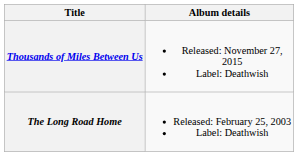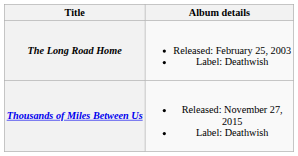rows swapped: (75, 121) <-> (75, 56)
